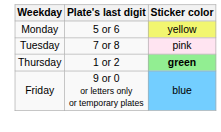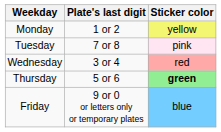(106, 29) 5 or 6 -> (106, 29) 1 or 2
+ row: (35, 62)
(106, 62) 1 or 2 -> (106, 79) 5 or 6
